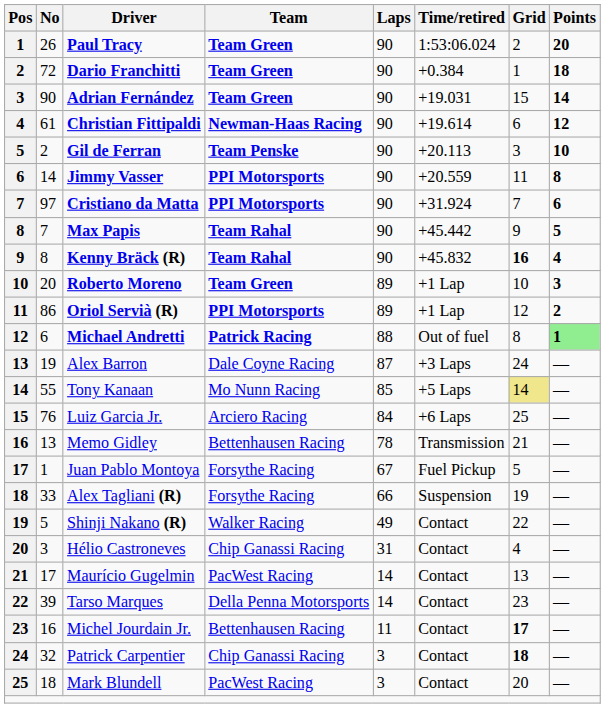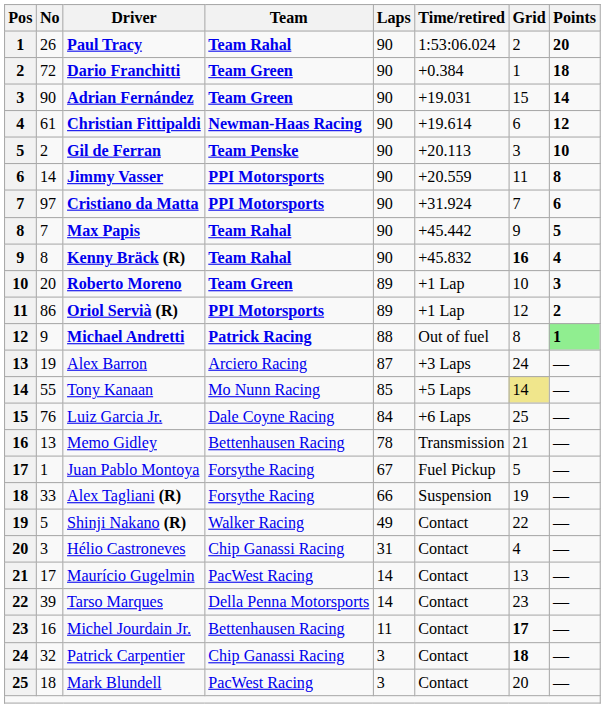(251, 44) Team Green -> (250, 44) Team Rahal
(44, 336) 6 -> (44, 336) 9
(271, 363) Dale Coyne Racing -> (258, 363) Arciero Racing
(258, 416) Arciero Racing -> (271, 416) Dale Coyne Racing
